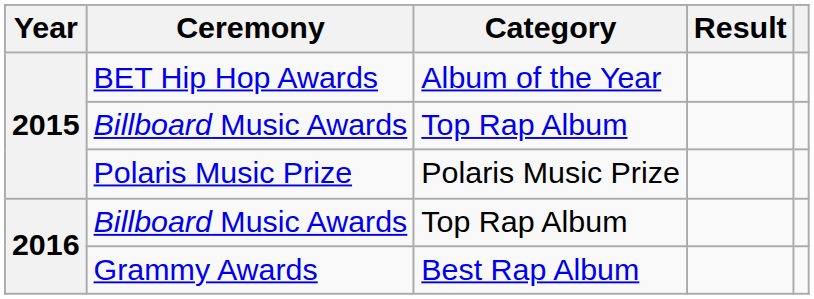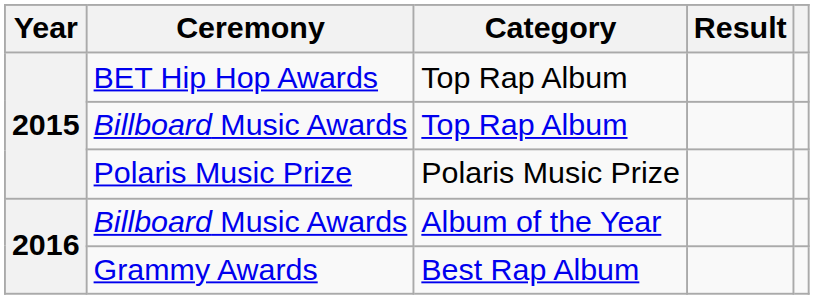(541, 76) Album of the Year -> (524, 76) Top Rap Album
(524, 221) Top Rap Album -> (541, 221) Album of the Year
